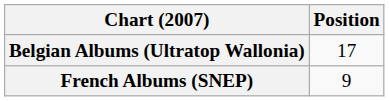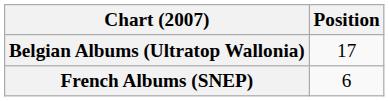(347, 80) 9 -> (347, 80) 6
